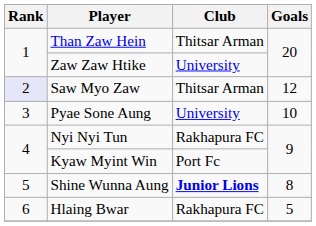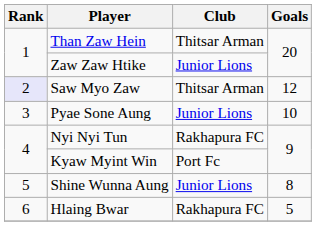(208, 64) University -> (214, 64) Junior Lions
(208, 112) University -> (214, 112) Junior Lions
(217, 185) bold -> (214, 185) normal
